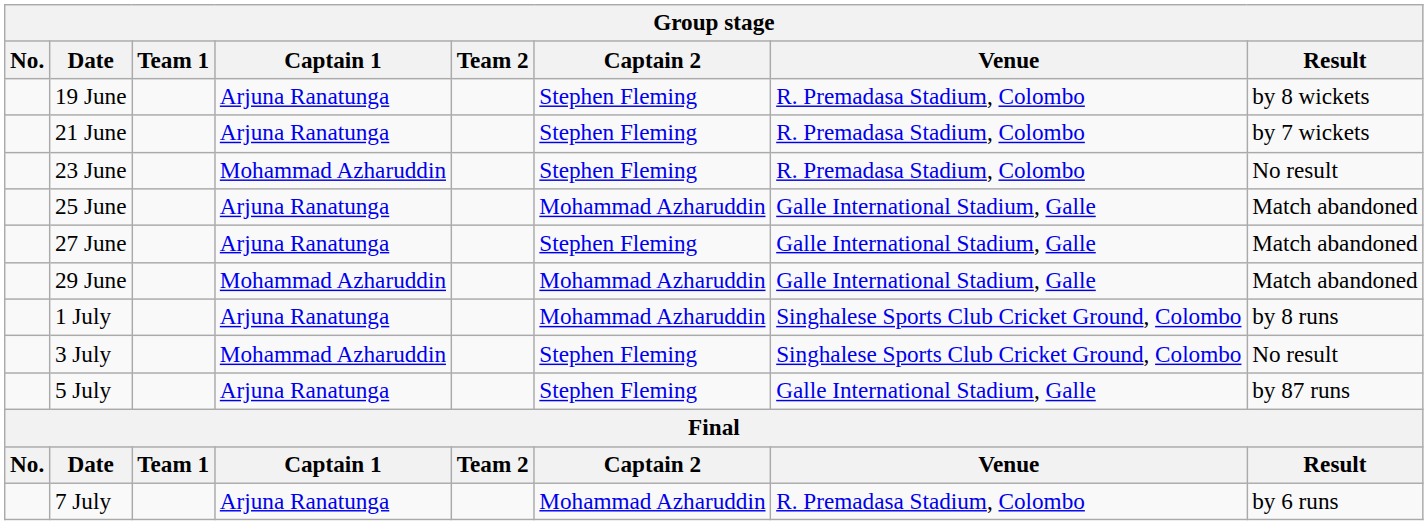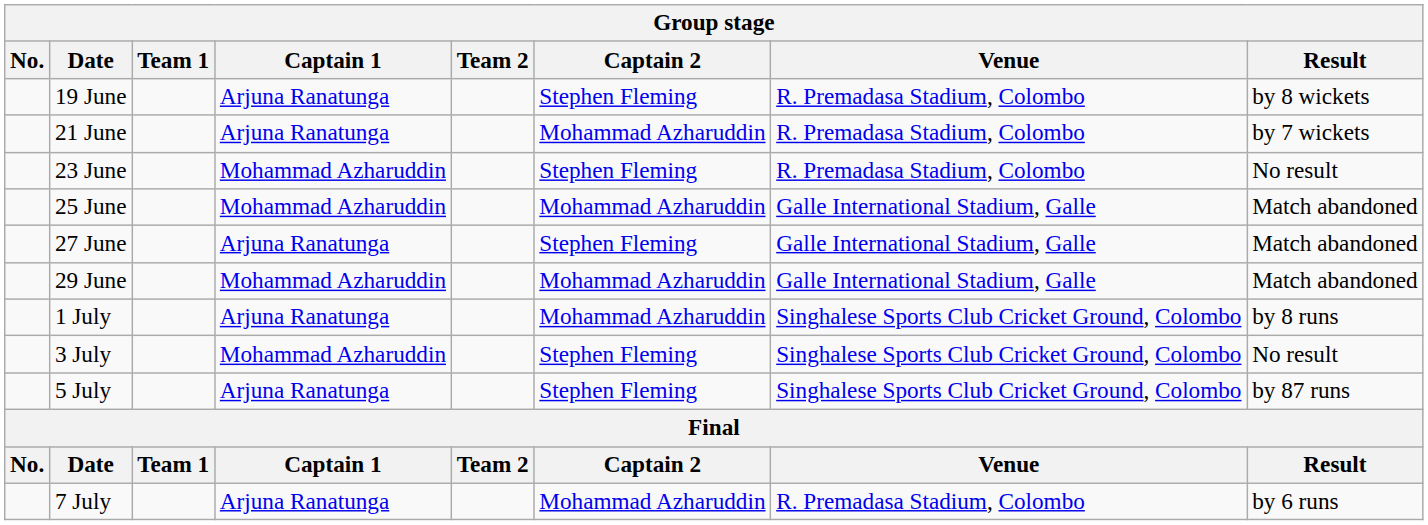(618, 133) Stephen Fleming -> (652, 133) Mohammad Azharuddin
(305, 206) Arjuna Ranatunga -> (333, 206) Mohammad Azharuddin
(936, 390) Galle International Stadium, Galle -> (1009, 390) Singhalese Sports Club Cricket Ground, Colombo
